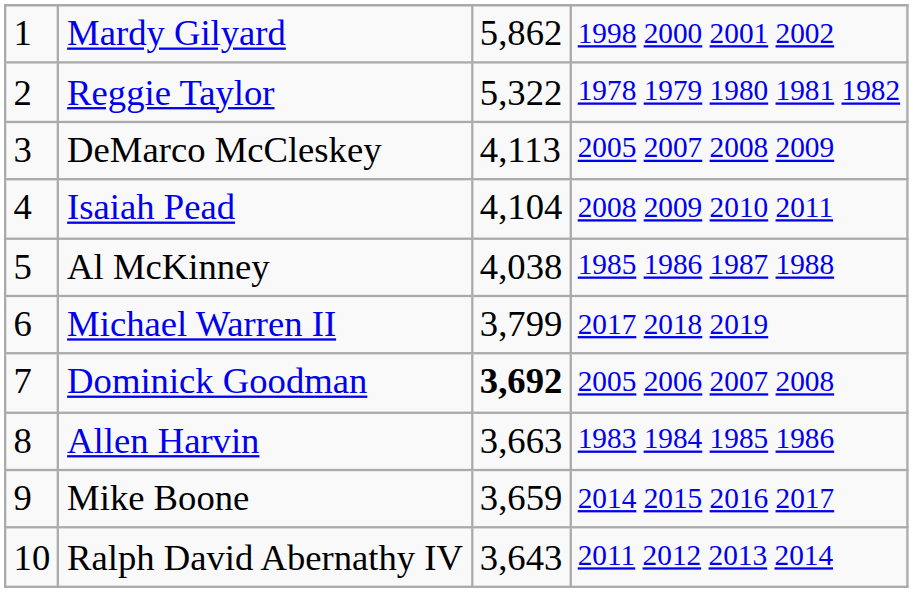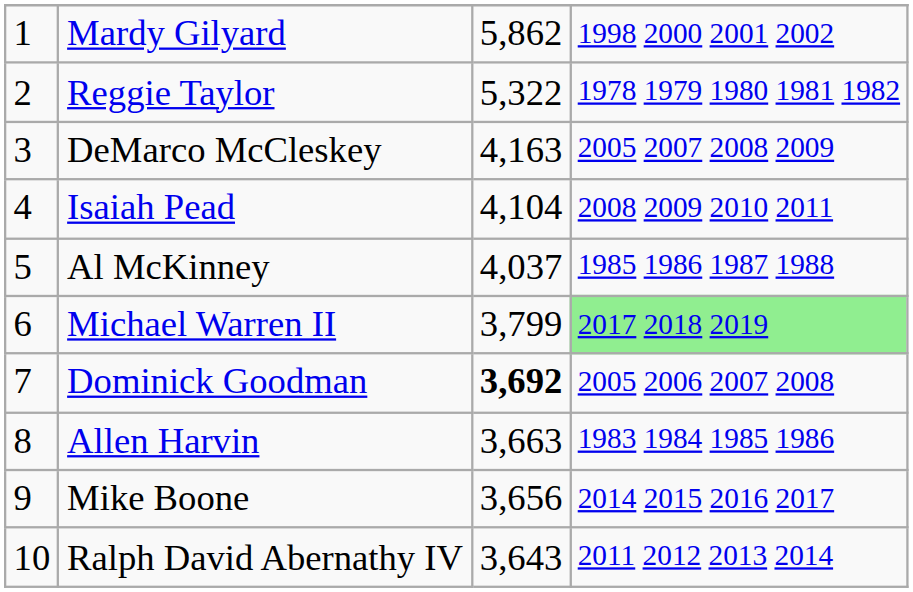(520, 149) 4,113 -> (521, 149) 4,163
(521, 265) 4,038 -> (521, 265) 4,037
(673, 324) no background -> (673, 324) lightgreen background
(521, 498) 3,659 -> (521, 498) 3,656
